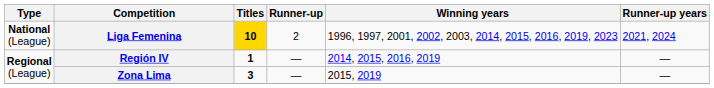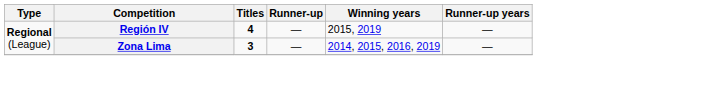- row: (144, 36)
(250, 59) 1 -> (250, 30) 4
(384, 59) 2014, 2015, 2016, 2019 -> (354, 30) 2015, 2019
(354, 75) 2015, 2019 -> (384, 47) 2014, 2015, 2016, 2019
